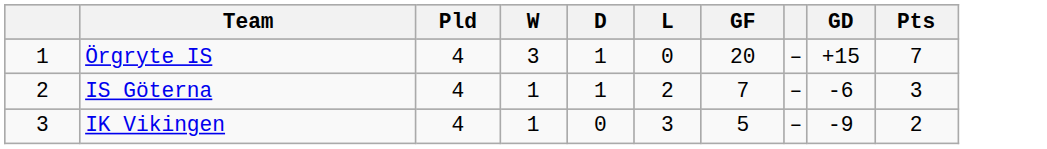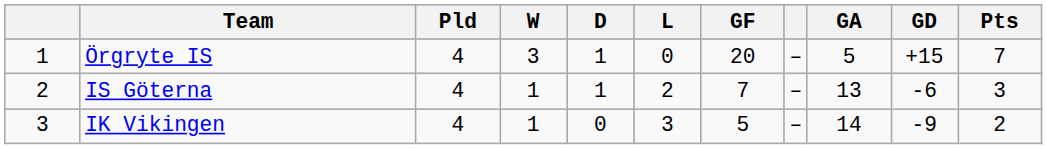+ column: (849, 22)
